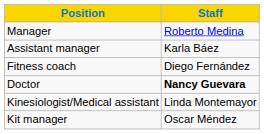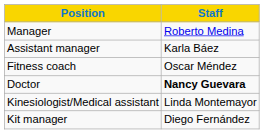(207, 66) Diego Fernández -> (200, 66) Oscar Méndez
(200, 119) Oscar Méndez -> (207, 119) Diego Fernández
